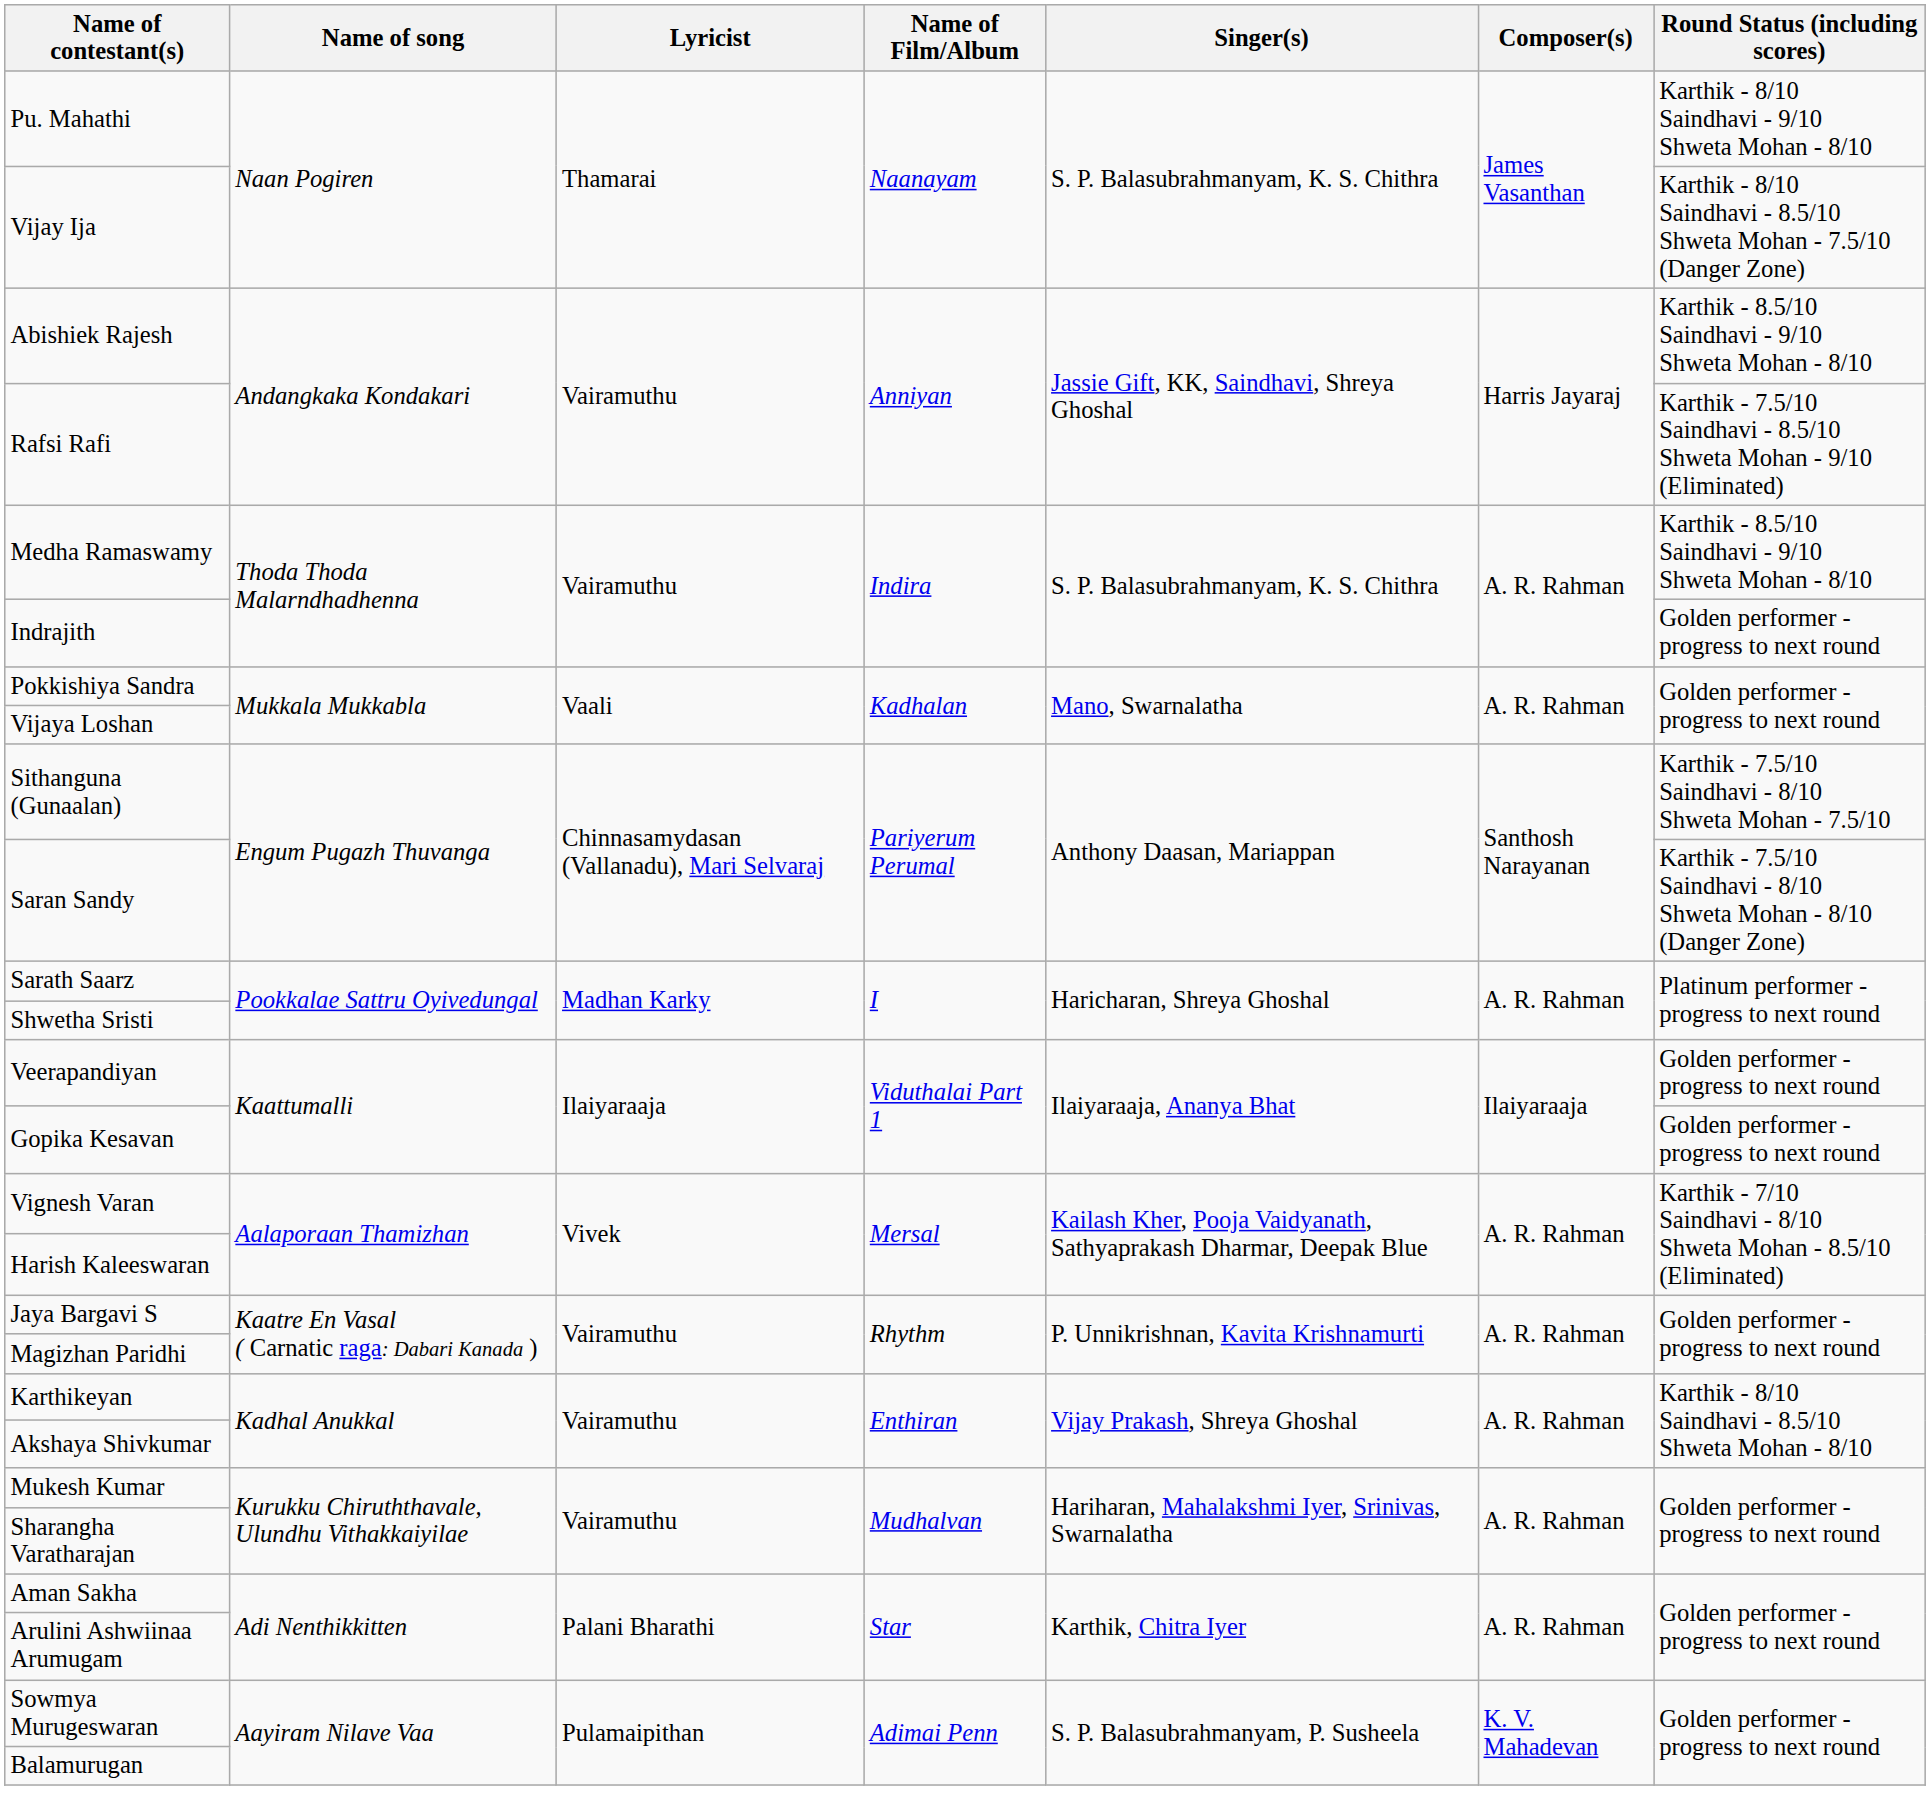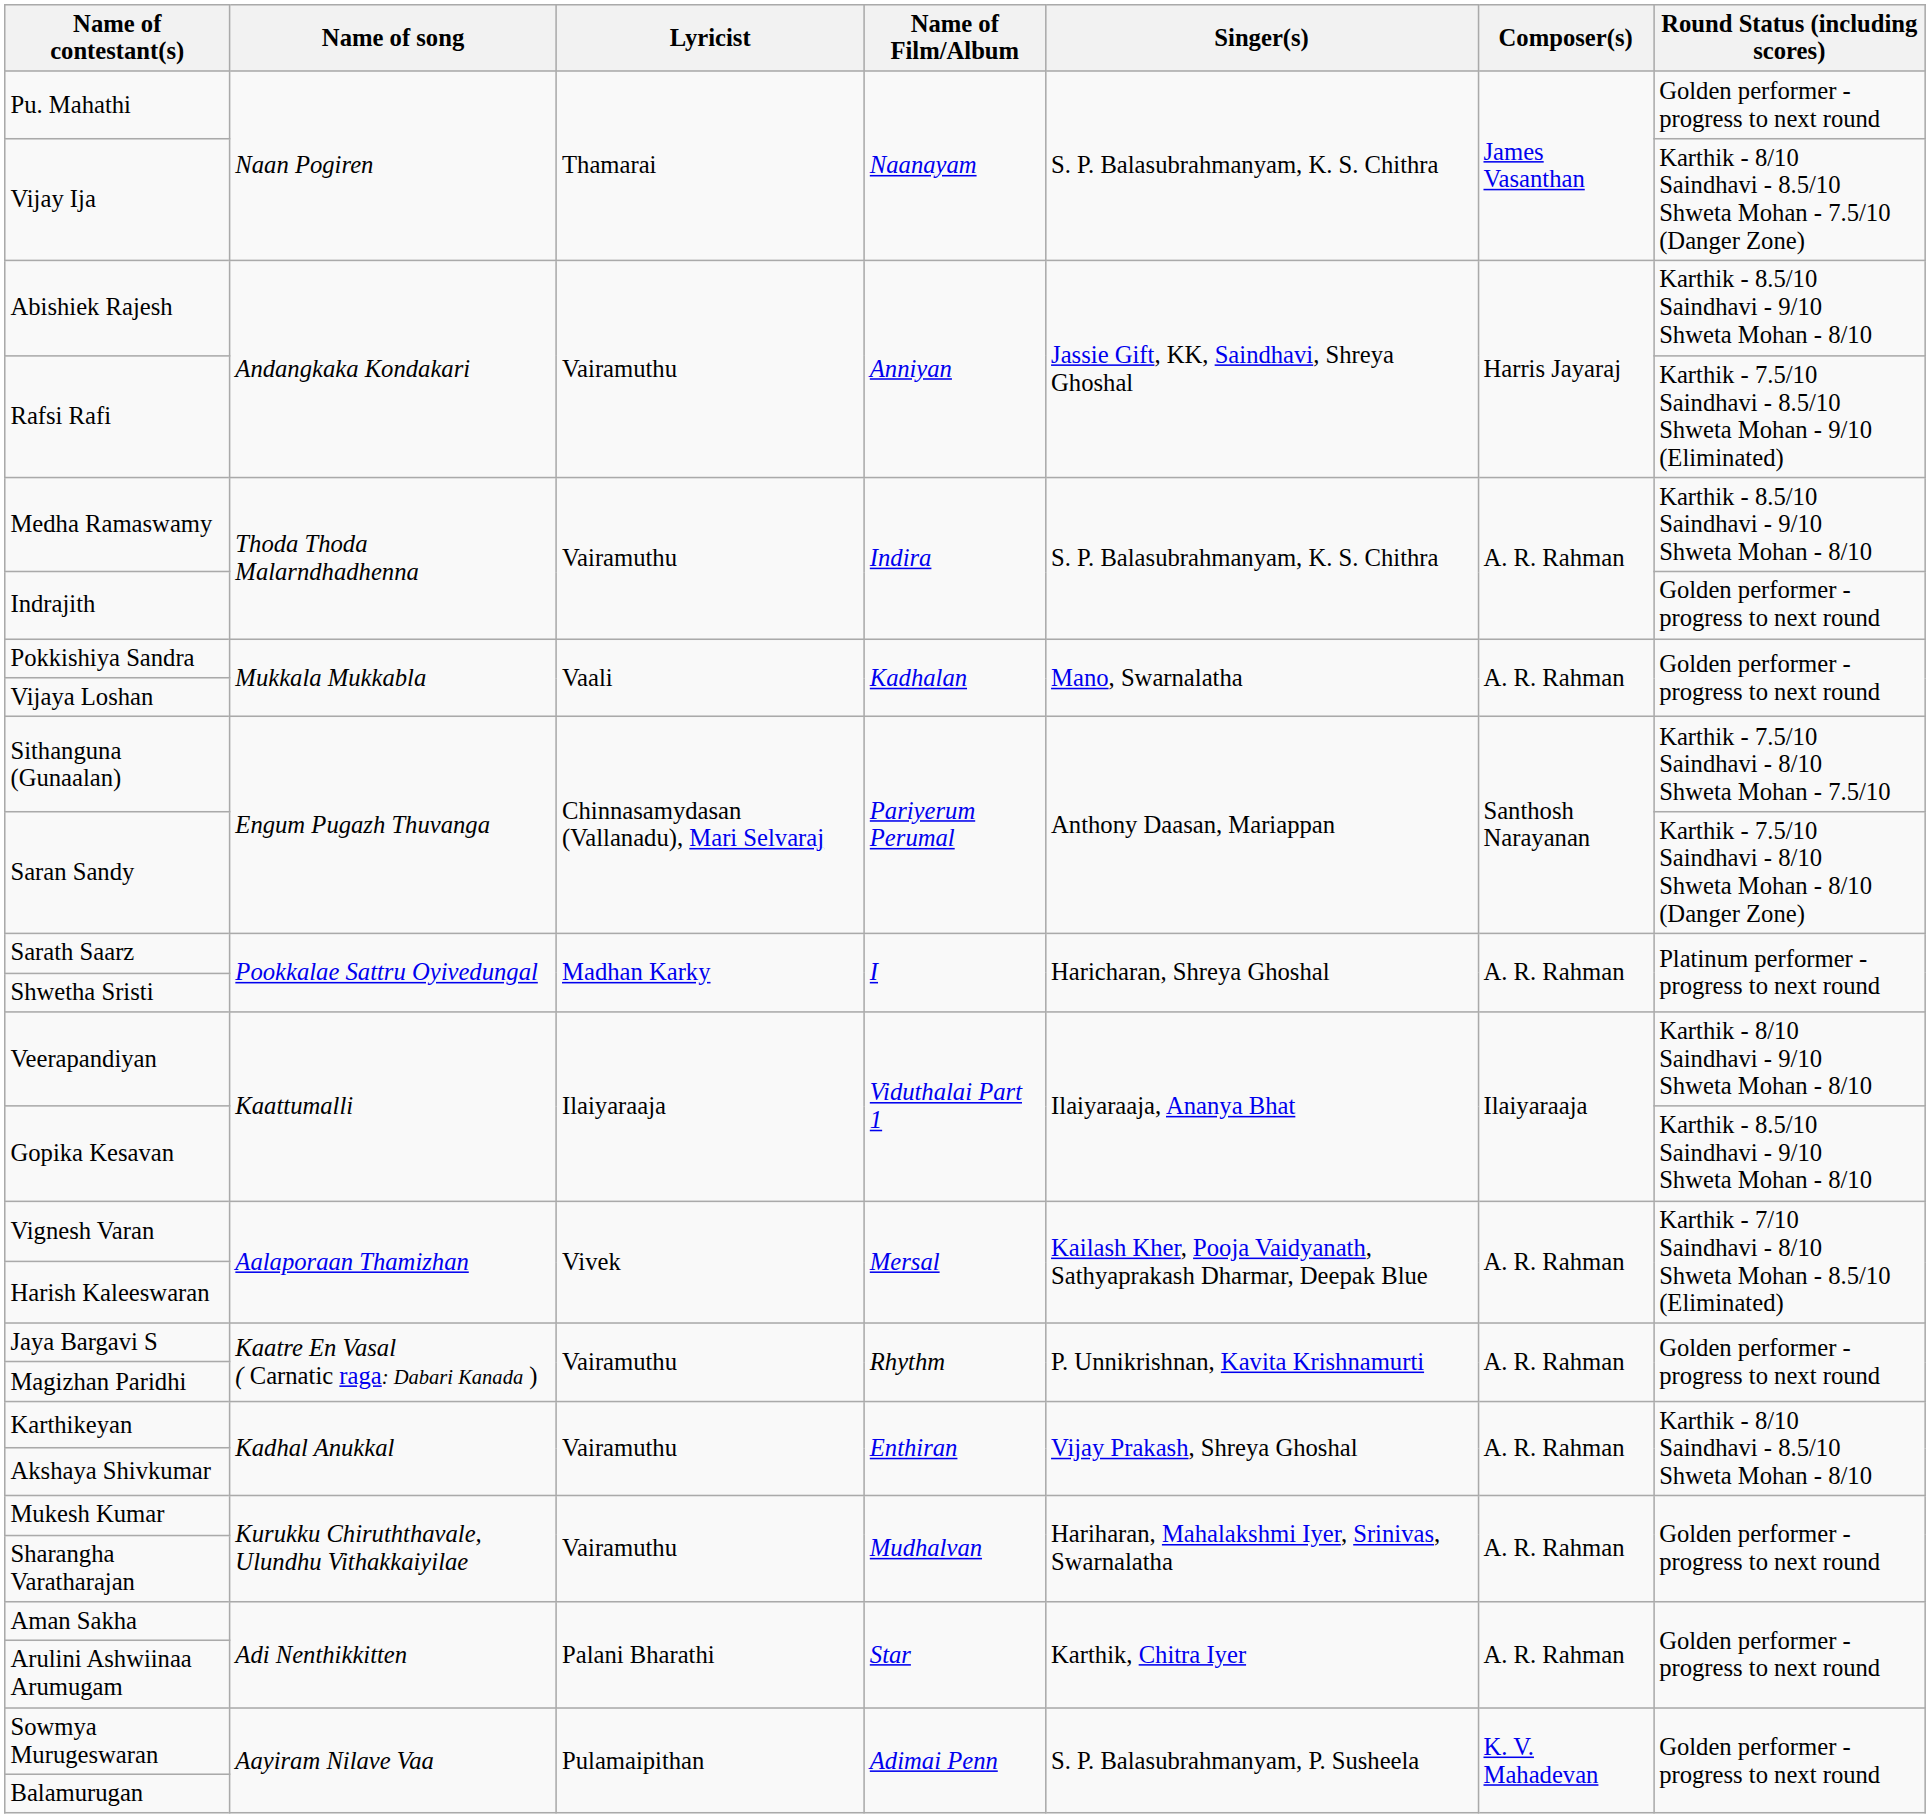(1766, 118) Karthik - 8/10 Saindhavi - 9/10 Shweta Mohan - 8/10 -> (1770, 104) Golden performer - progress to next round
(1770, 1072) Golden performer - progress to next round -> (1766, 1058) Karthik - 8/10 Saindhavi - 9/10 Shweta Mohan - 8/10
(1770, 1139) Golden performer - progress to next round -> (1766, 1153) Karthik - 8.5/10 Saindhavi - 9/10 Shweta Mohan - 8/10
